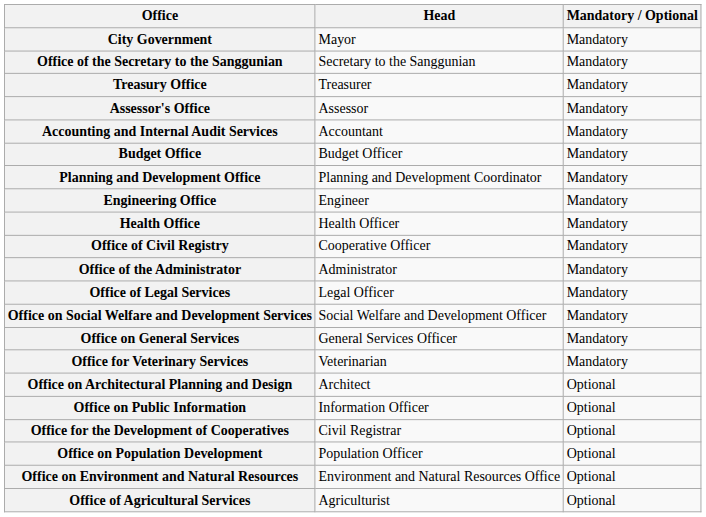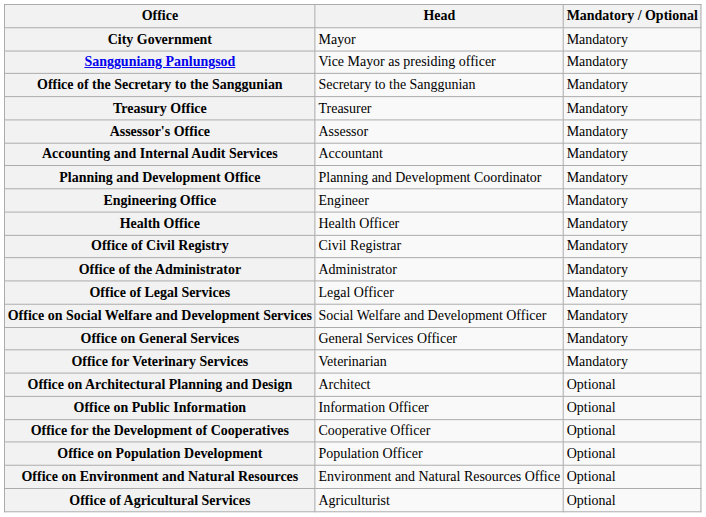+ row: (160, 62)
- row: (160, 154)
(374, 246) Cooperative Officer -> (360, 246) Civil Registrar
(360, 431) Civil Registrar -> (374, 431) Cooperative Officer
